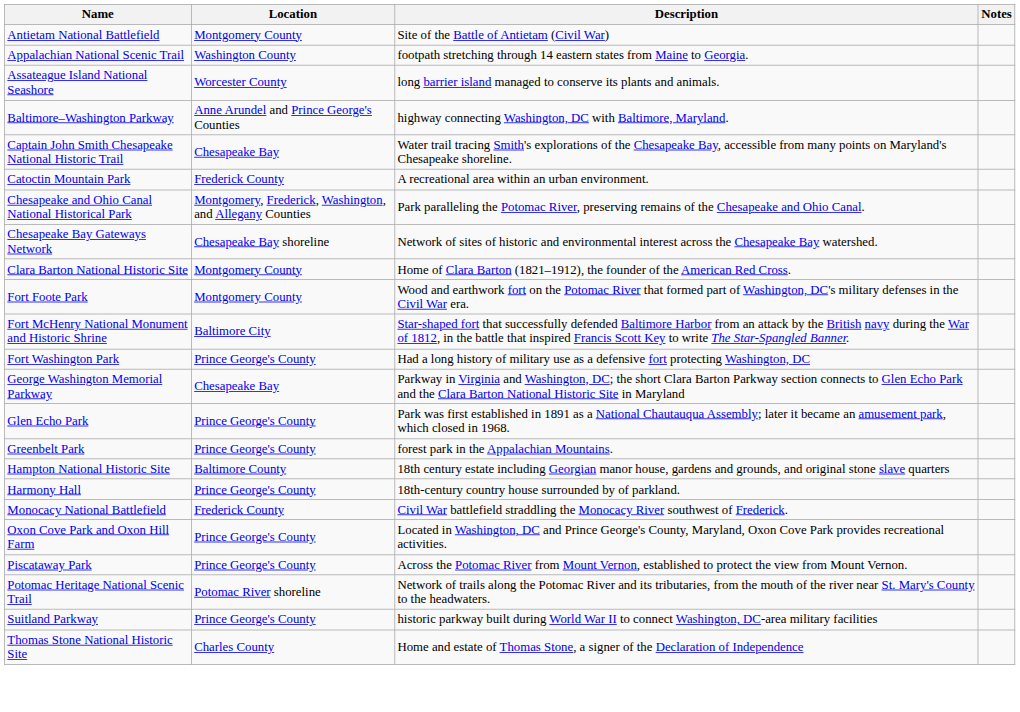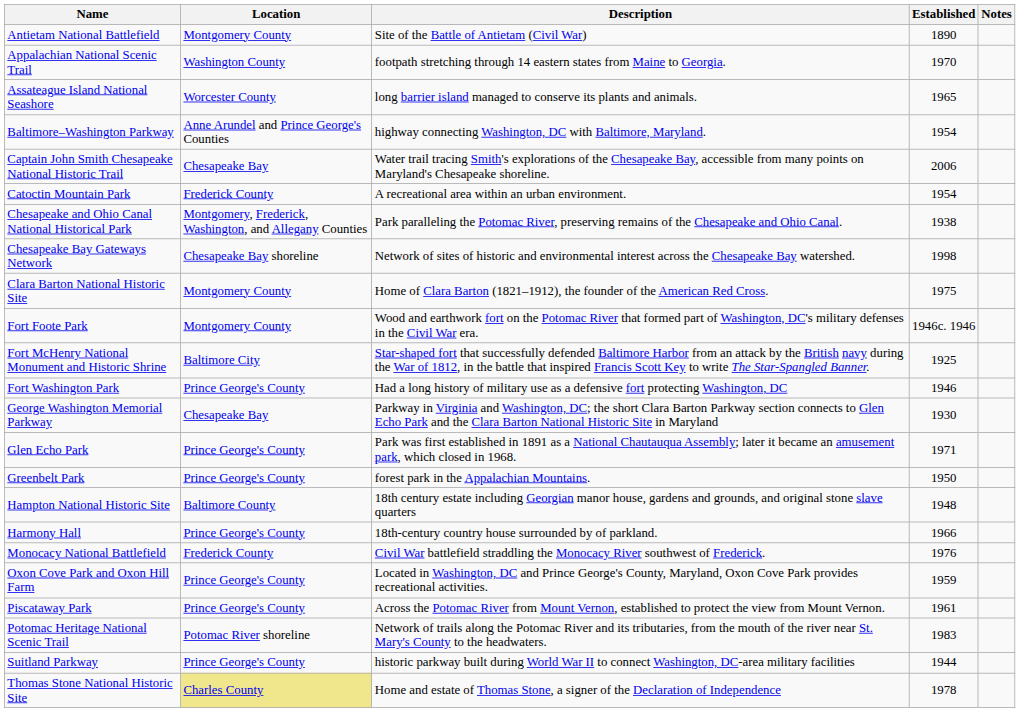+ column: (944, 14)
(234, 647) no background -> (223, 690) khaki background
